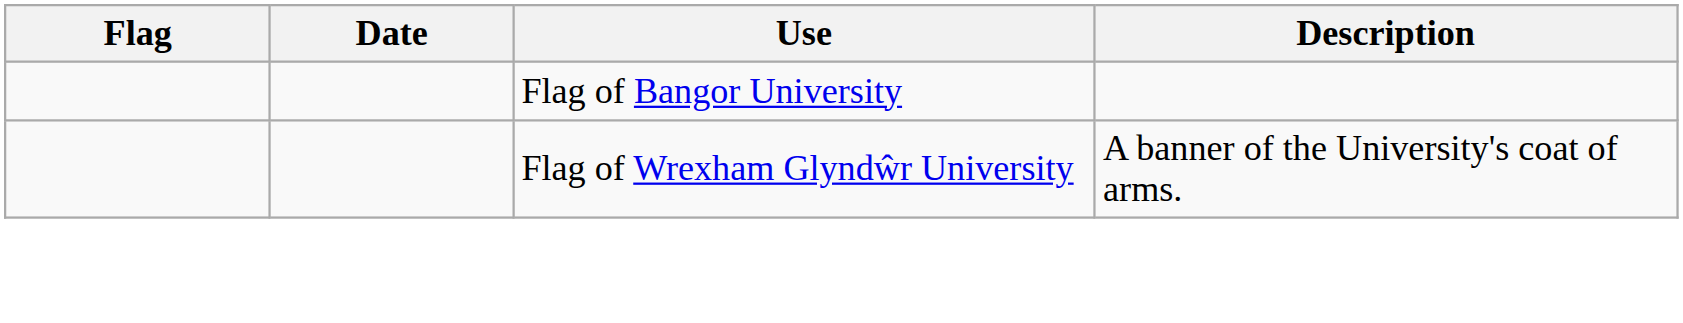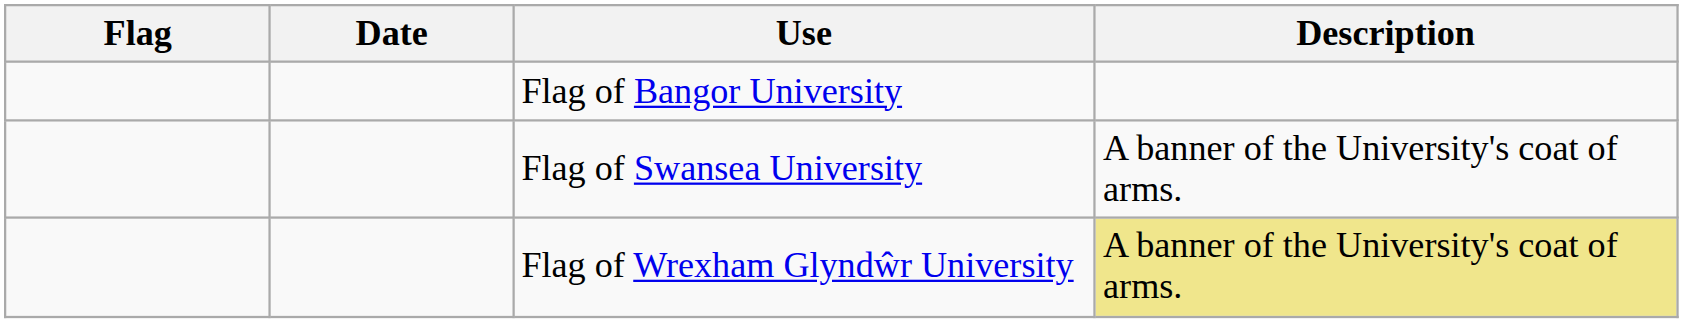+ row: (722, 168)
(1360, 168) no background -> (1360, 266) khaki background
